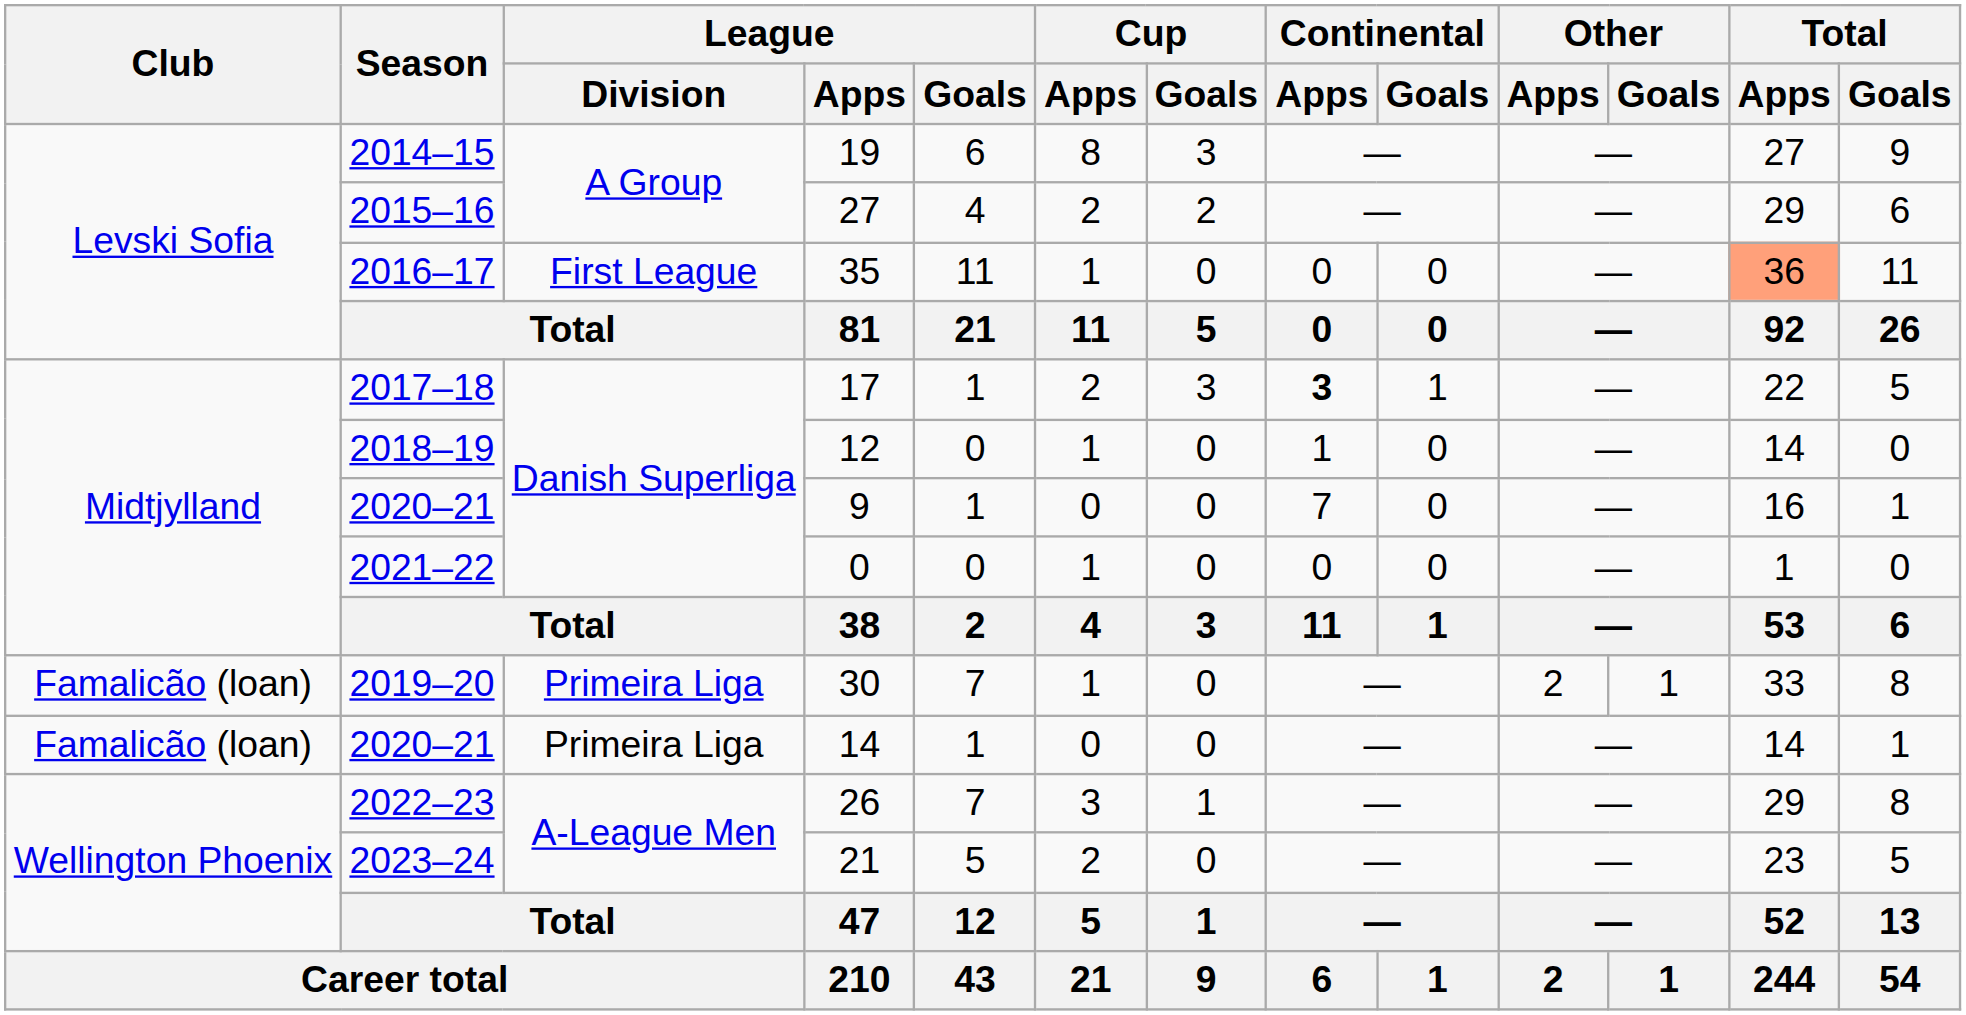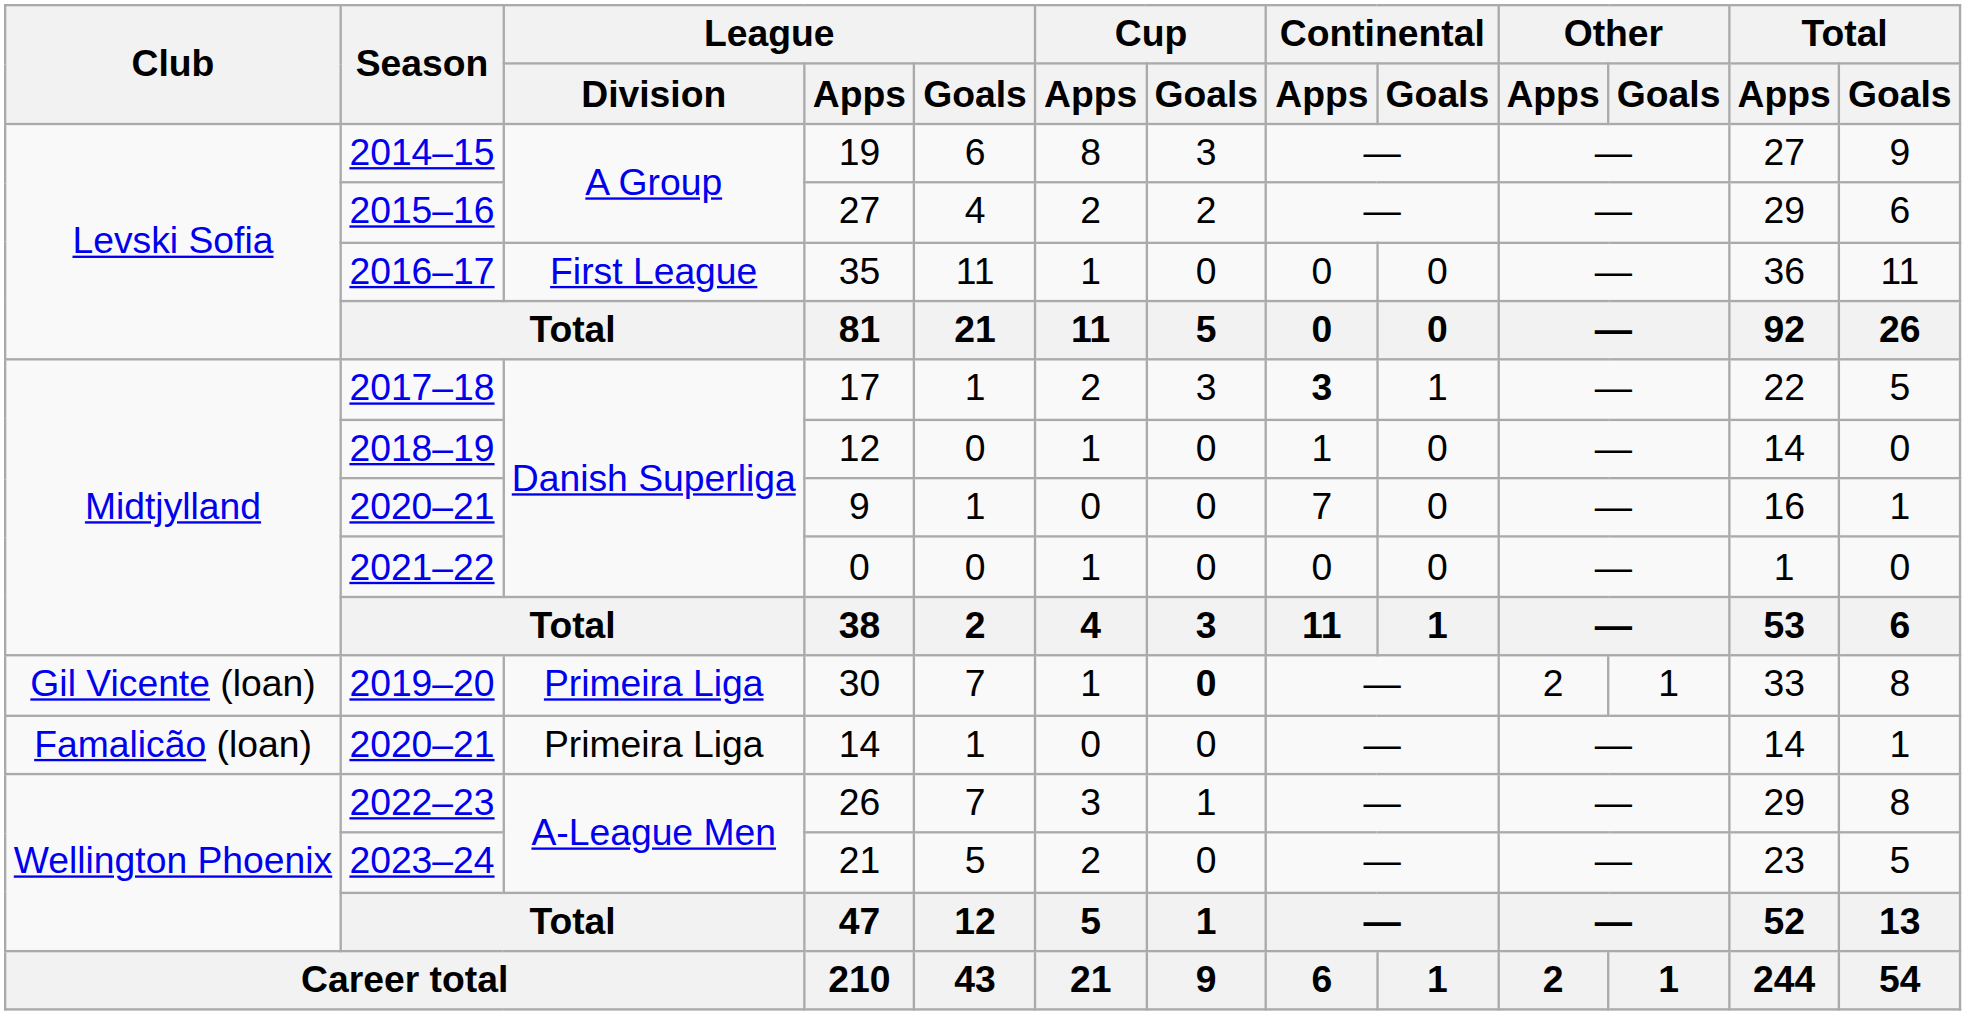(1784, 270) lightsalmon background -> (1784, 270) no background
(173, 684) Famalicão (loan) -> (173, 684) Gil Vicente (loan)
(1206, 684) normal -> (1206, 684) bold
